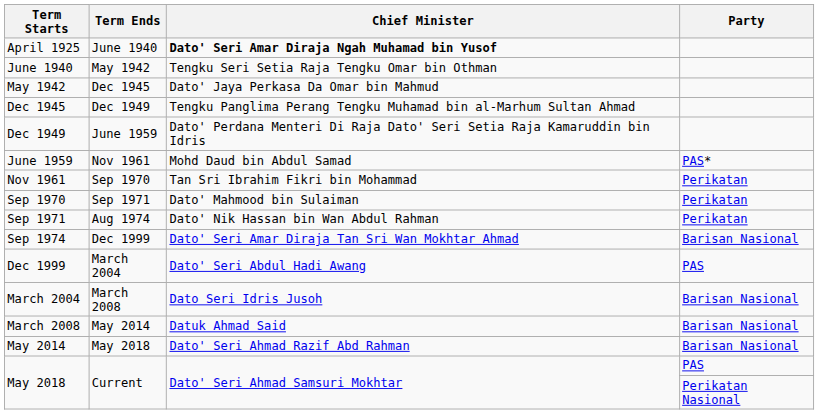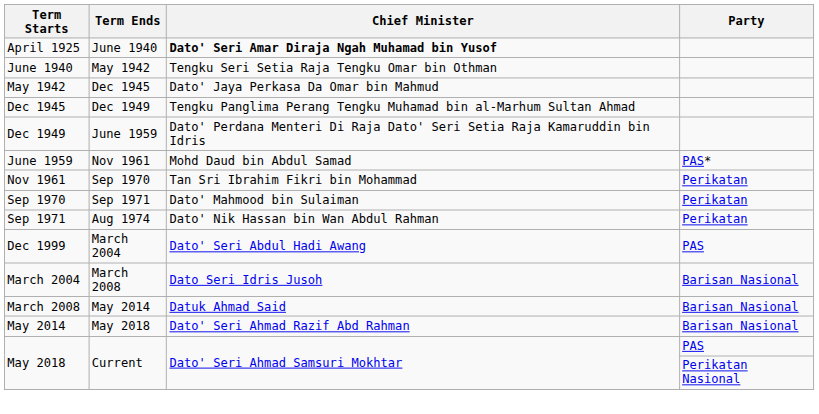- row: (36, 239)
